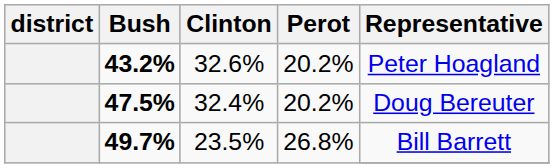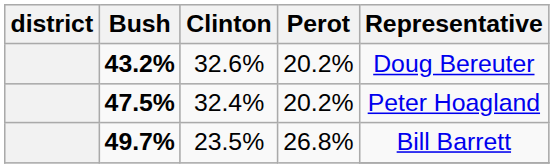(454, 63) Peter Hoagland -> (454, 63) Doug Bereuter
(454, 102) Doug Bereuter -> (454, 102) Peter Hoagland
